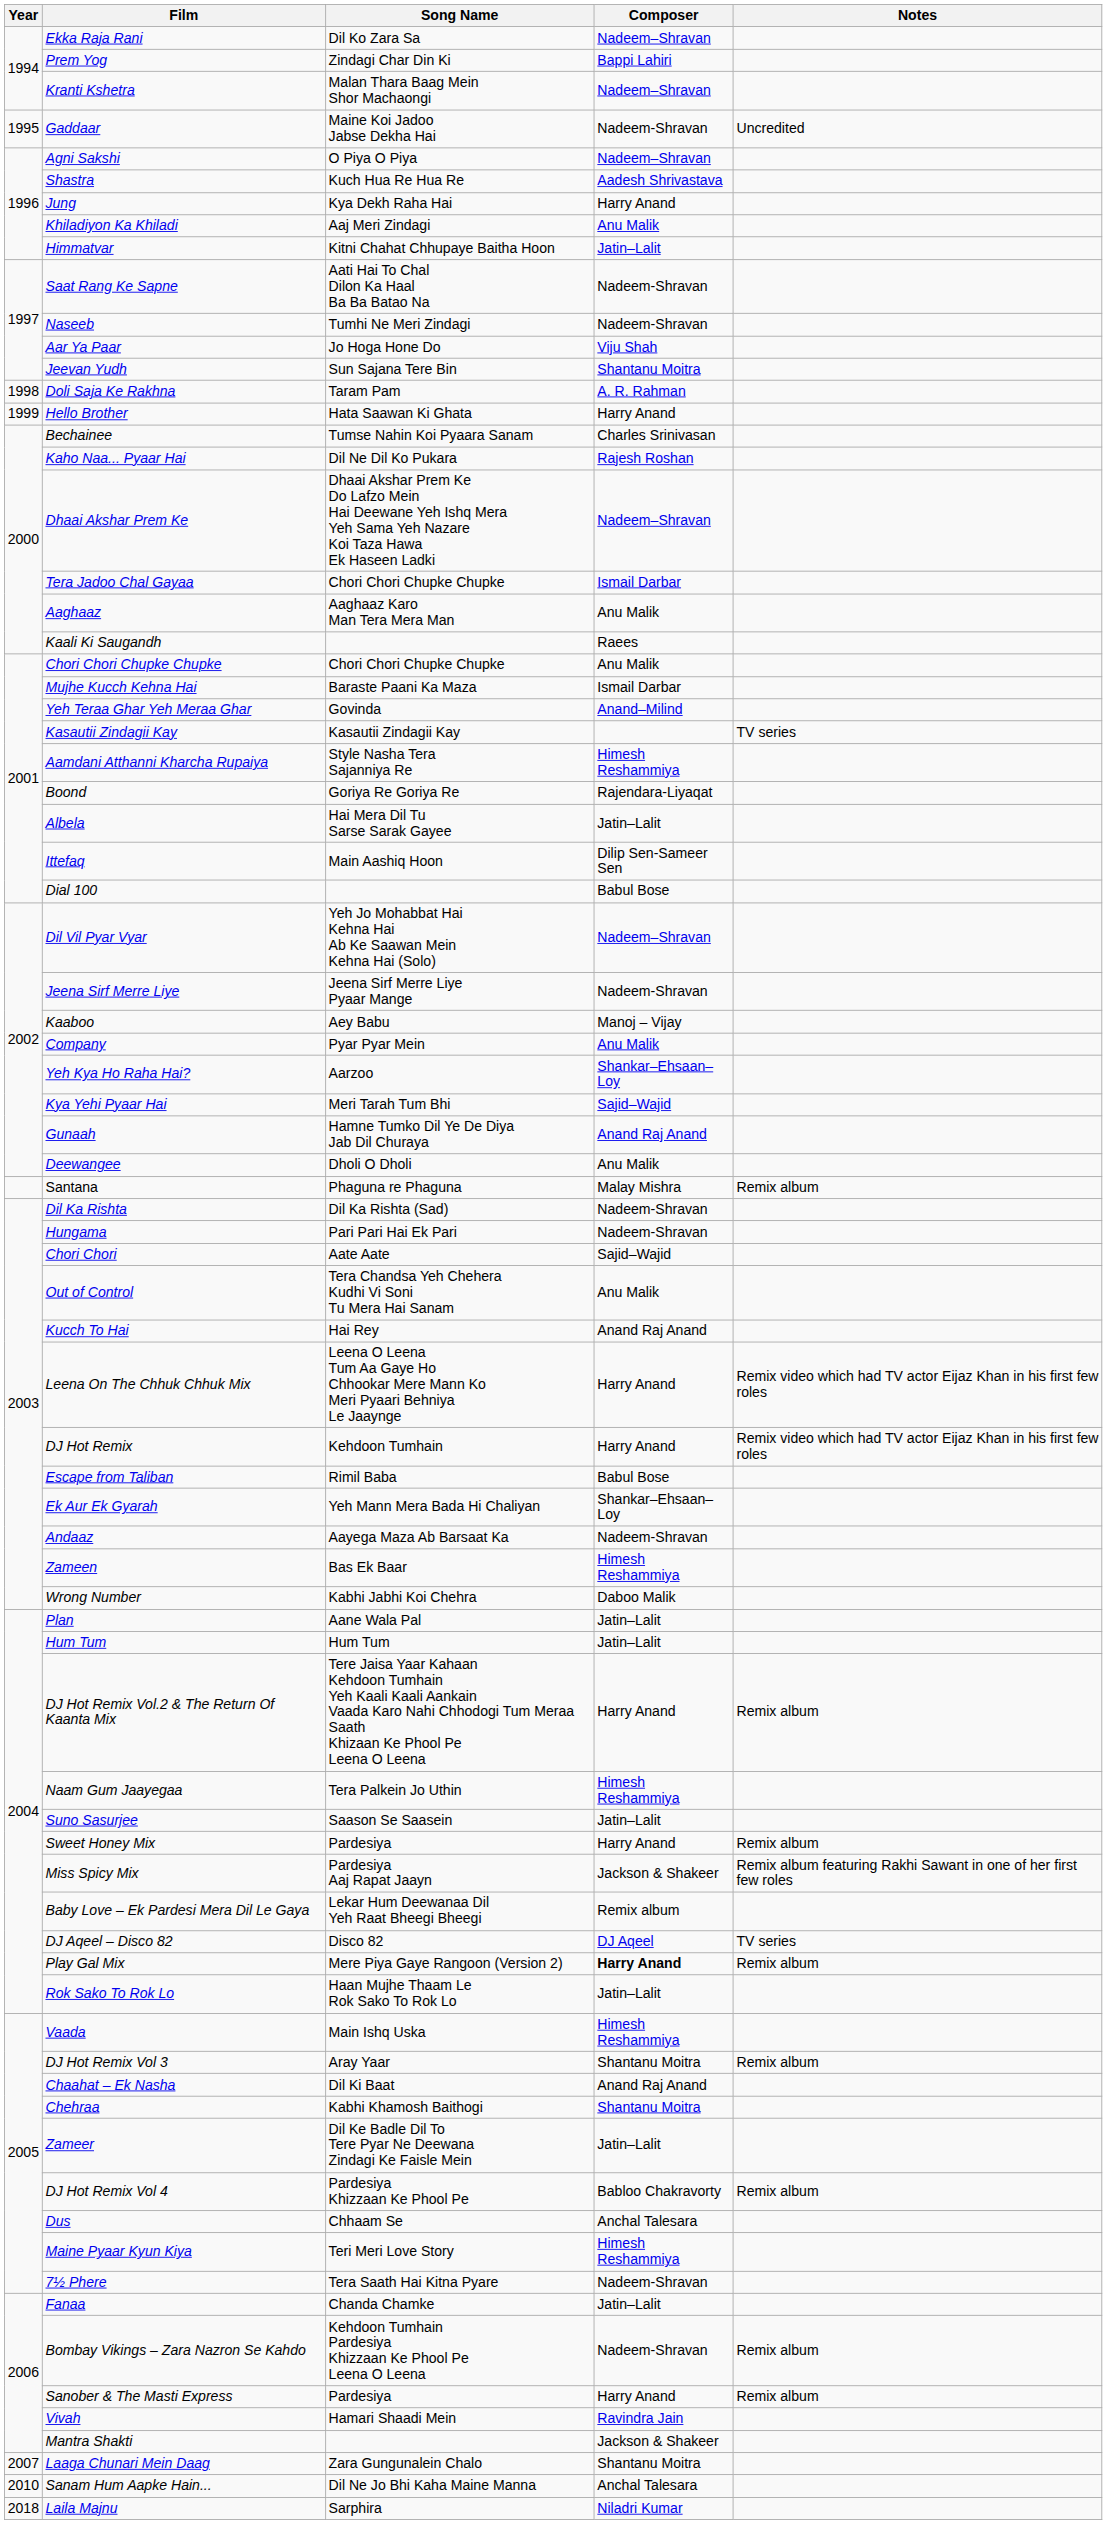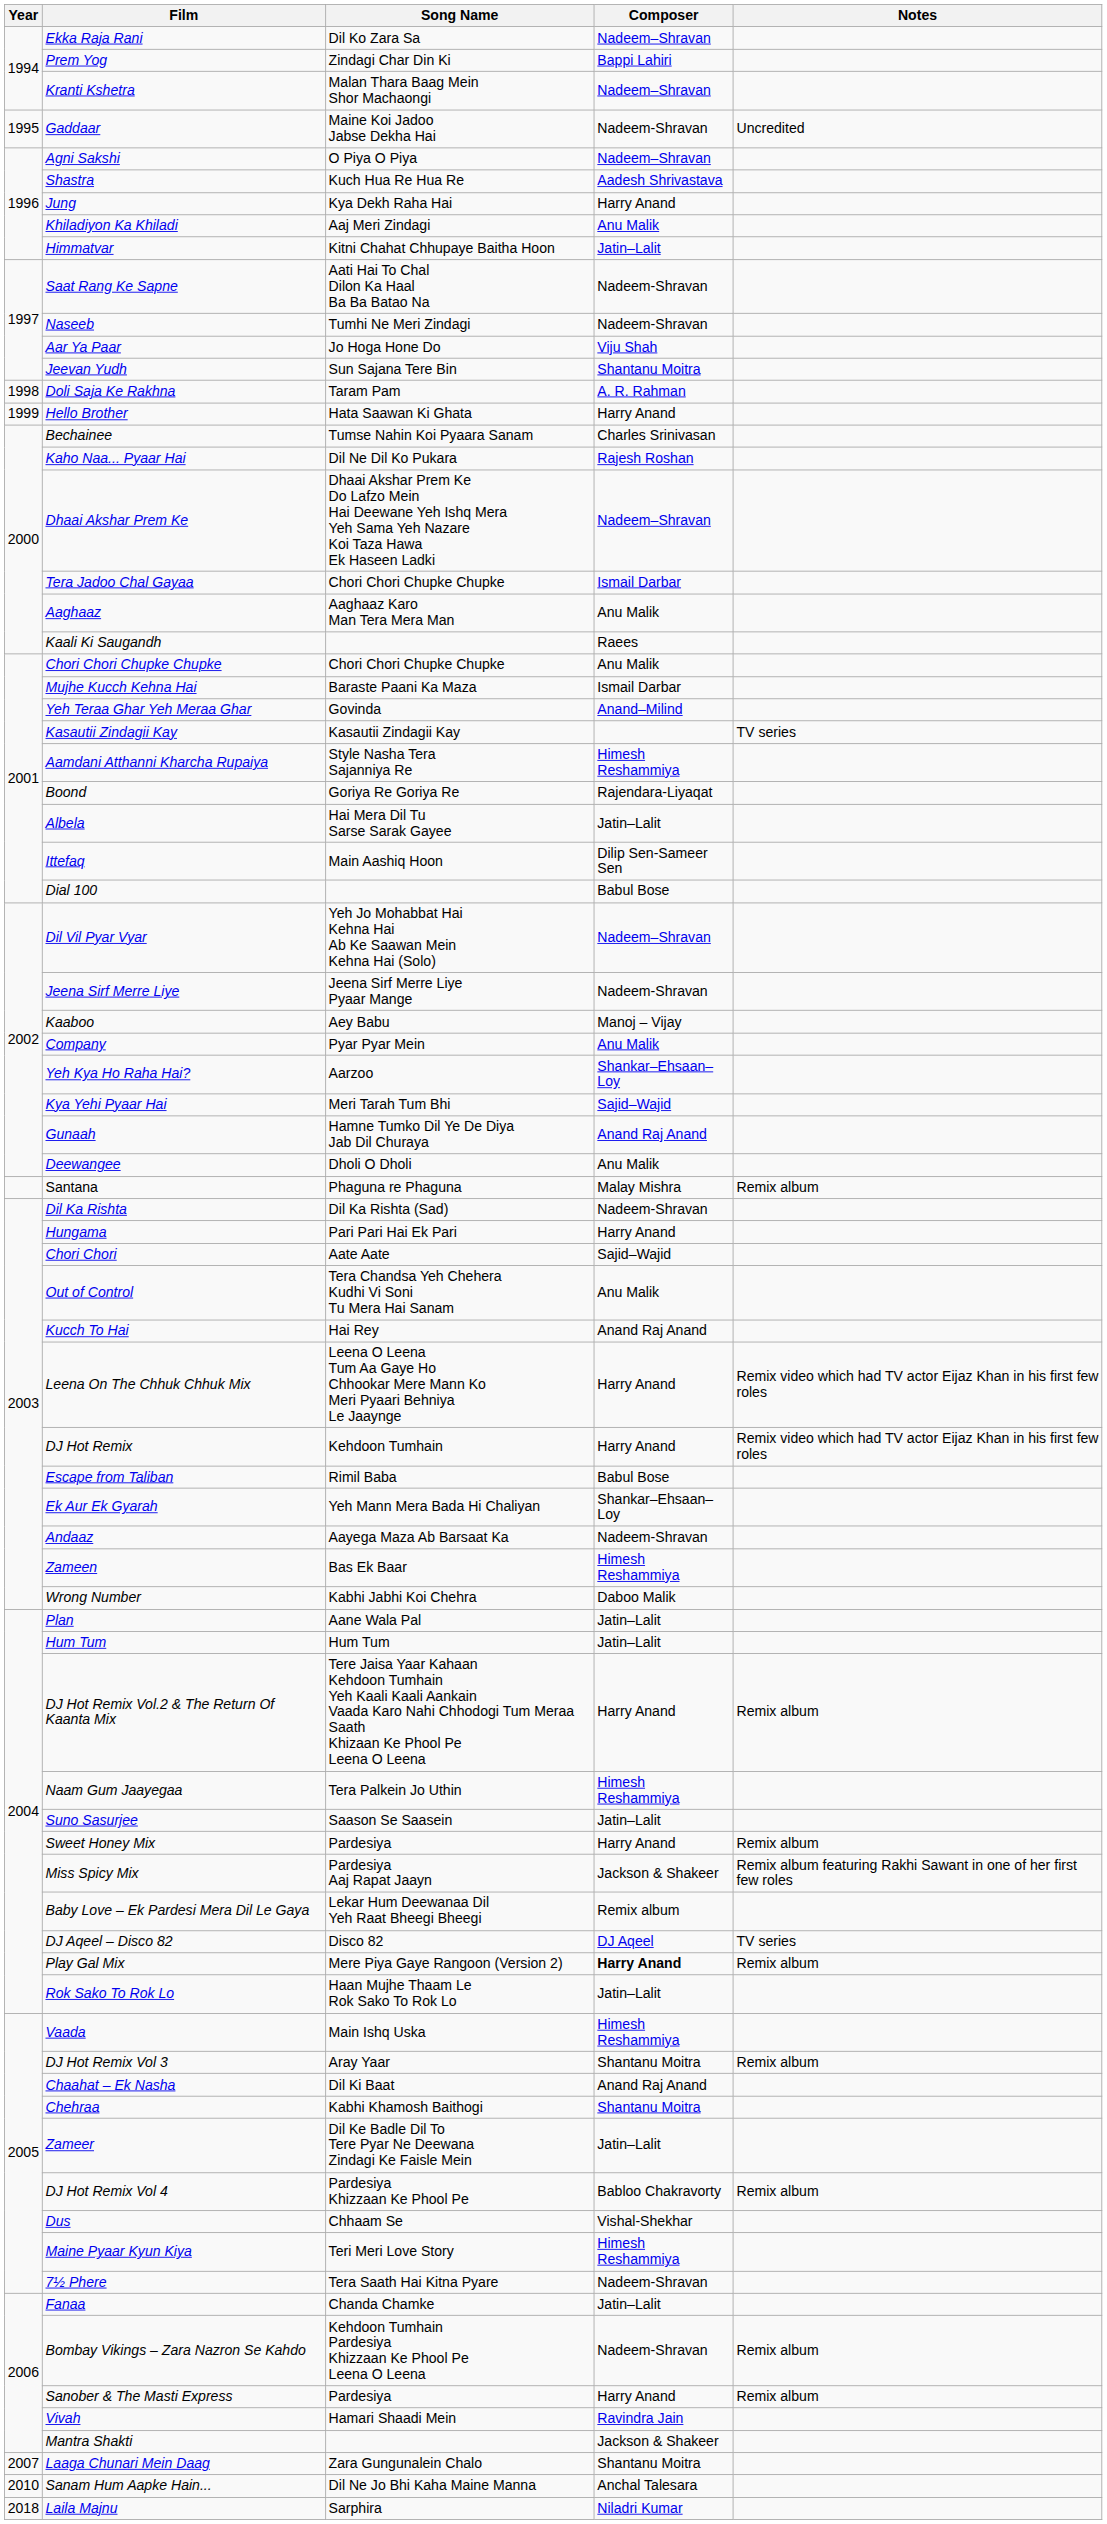(653, 1232) Nadeem-Shravan -> (636, 1232) Harry Anand
(647, 2221) Anchal Talesara -> (645, 2221) Vishal-Shekhar
